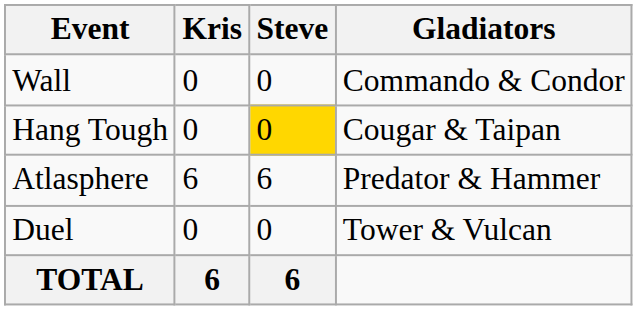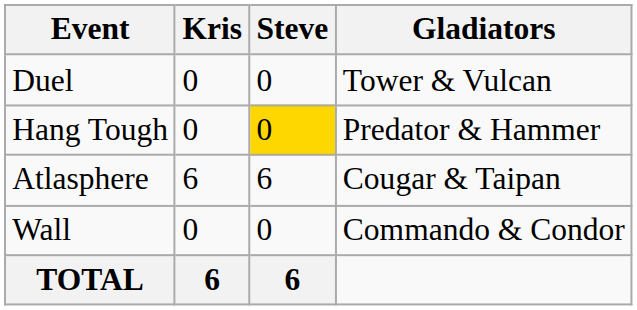rows swapped: (43, 229) <-> (42, 79)
(452, 129) Cougar & Taipan -> (472, 129) Predator & Hammer
(472, 179) Predator & Hammer -> (452, 179) Cougar & Taipan
